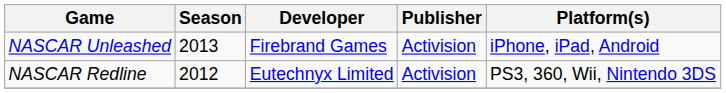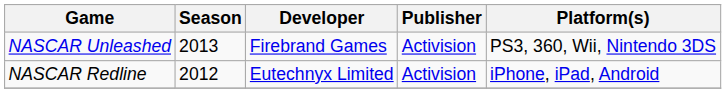(575, 46) iPhone, iPad, Android -> (603, 46) PS3, 360, Wii, Nintendo 3DS
(603, 74) PS3, 360, Wii, Nintendo 3DS -> (575, 74) iPhone, iPad, Android
